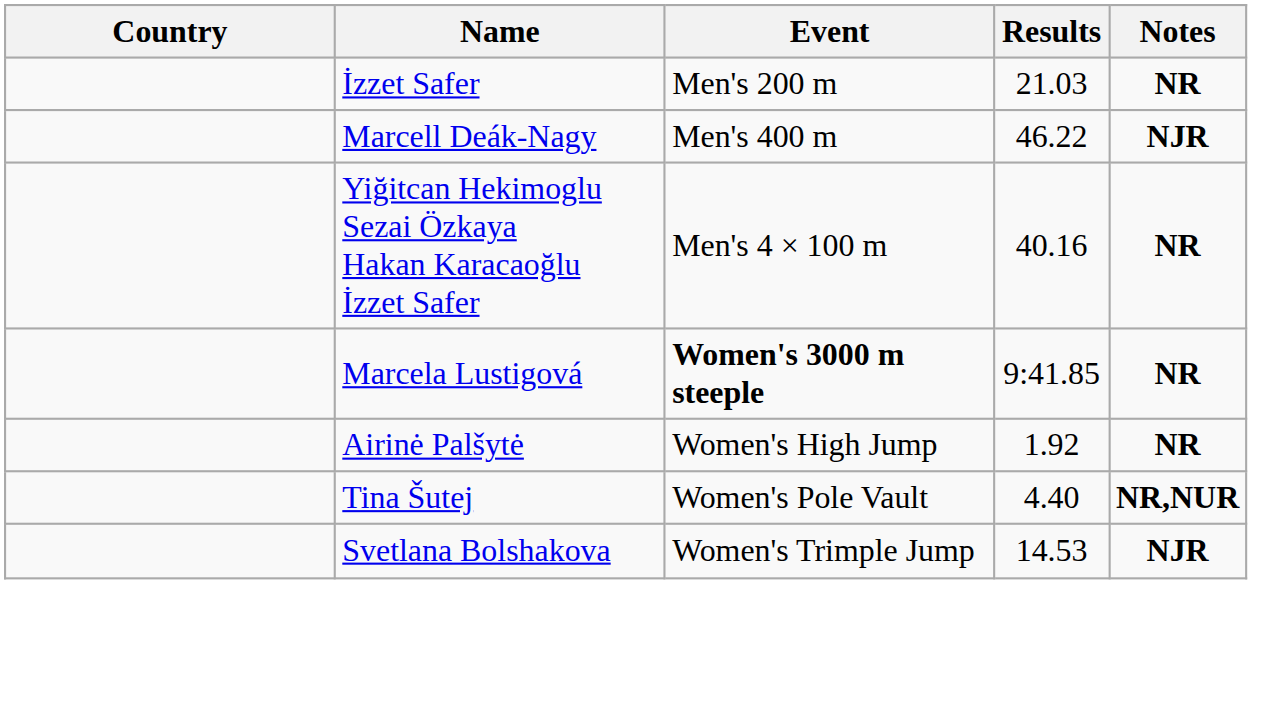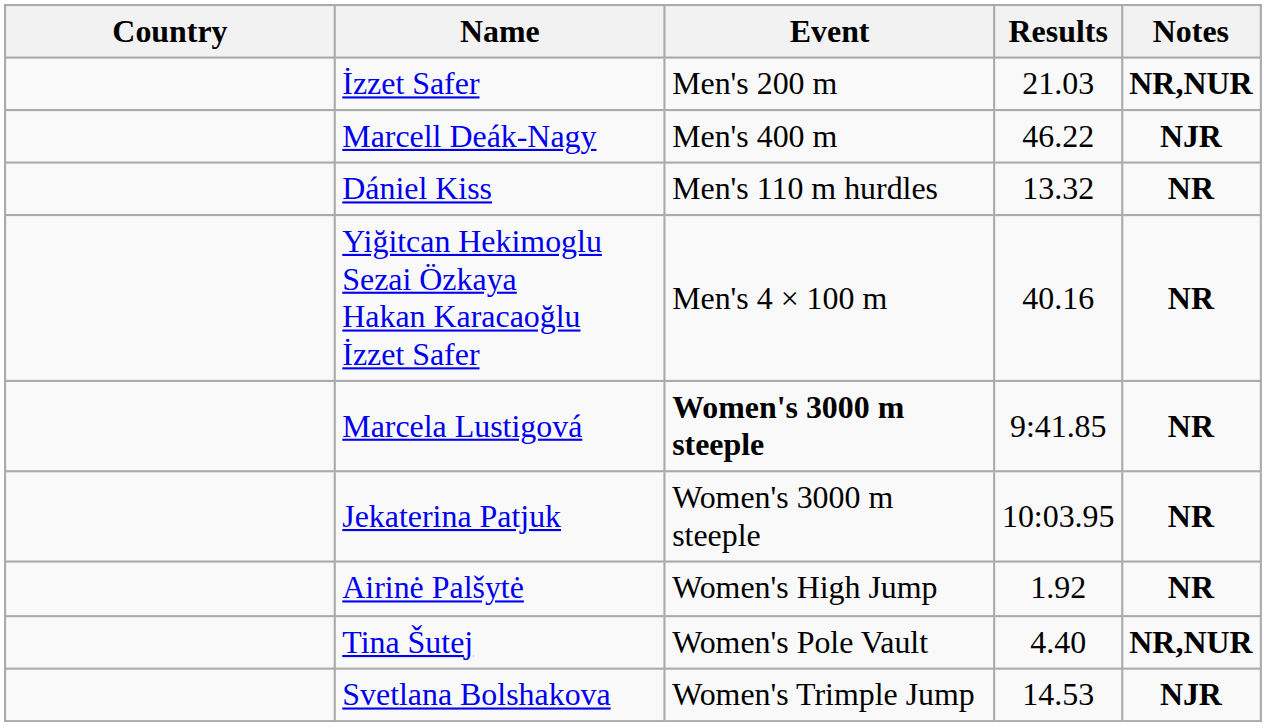(1178, 83) NR -> (1191, 83) NR,NUR
+ row: (417, 188)
+ row: (452, 516)
